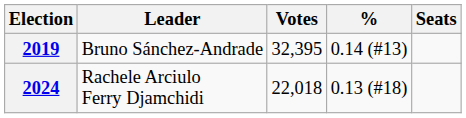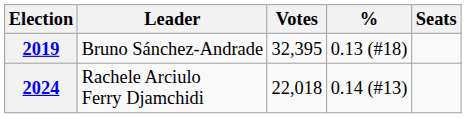(369, 48) 0.14 (#13) -> (369, 48) 0.13 (#18)
(369, 87) 0.13 (#18) -> (369, 87) 0.14 (#13)
